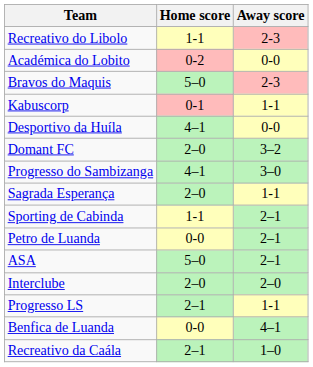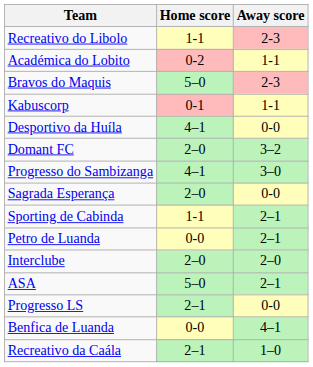(271, 60) 0-0 -> (271, 60) 1-1
(271, 194) 1-1 -> (271, 194) 0-0
rows swapped: (36, 283) <-> (22, 261)
(271, 305) 1-1 -> (271, 305) 0-0
